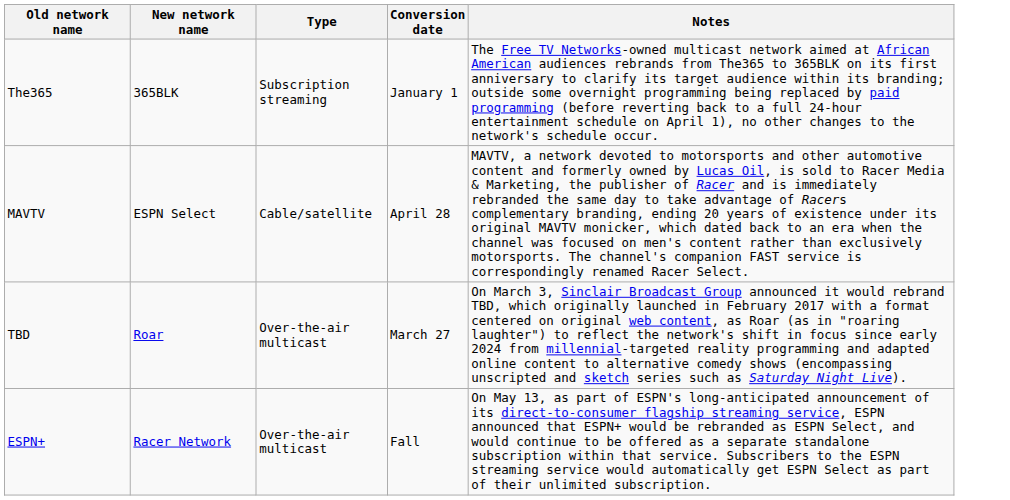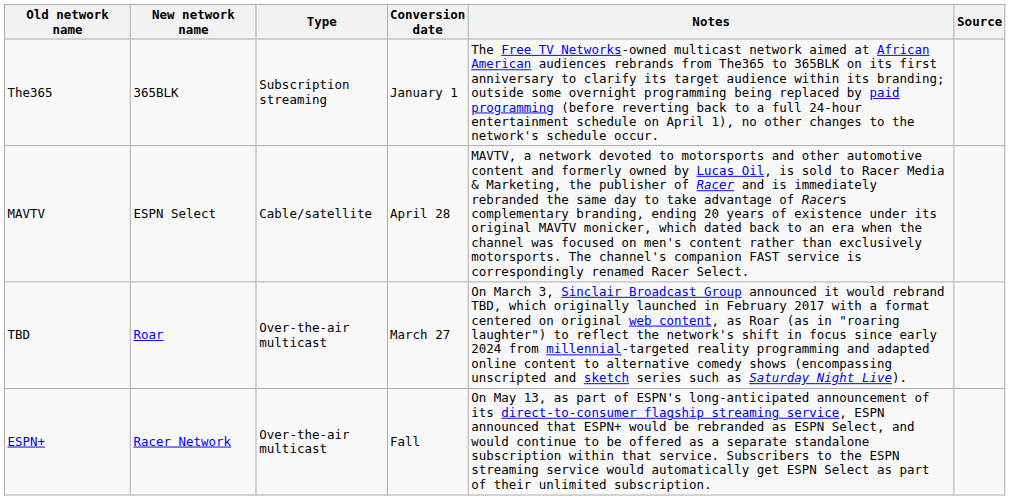+ column: (980, 22)
